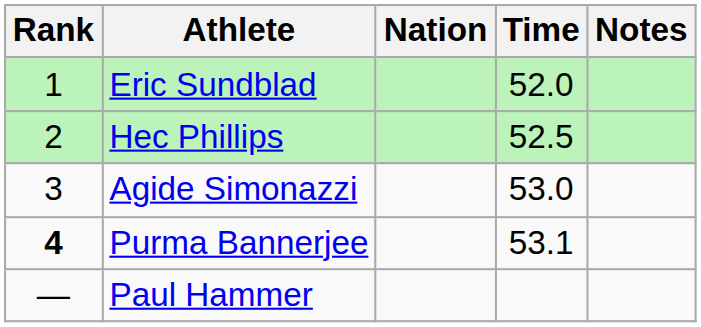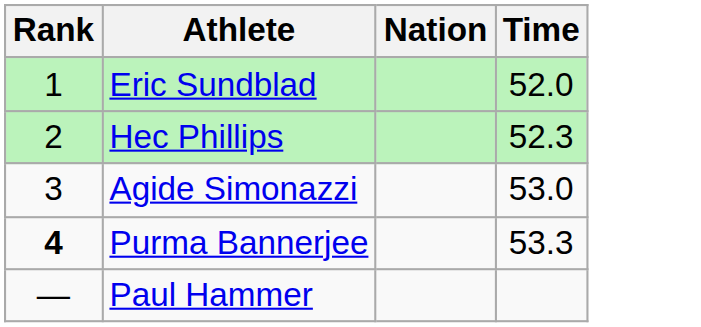- column: (641, 30)
(541, 136) 52.5 -> (541, 136) 52.3
(541, 242) 53.1 -> (541, 242) 53.3
